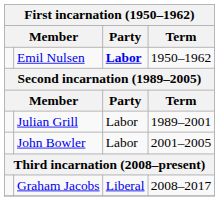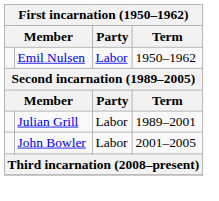(124, 57) bold -> (112, 57) normal
- row: (58, 185)
